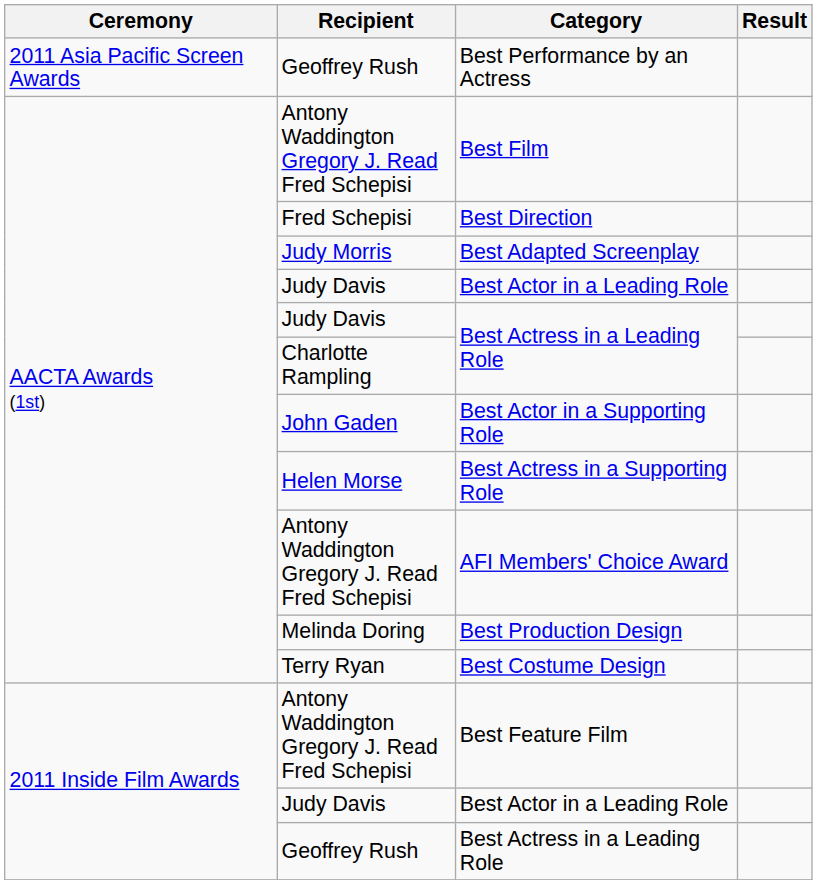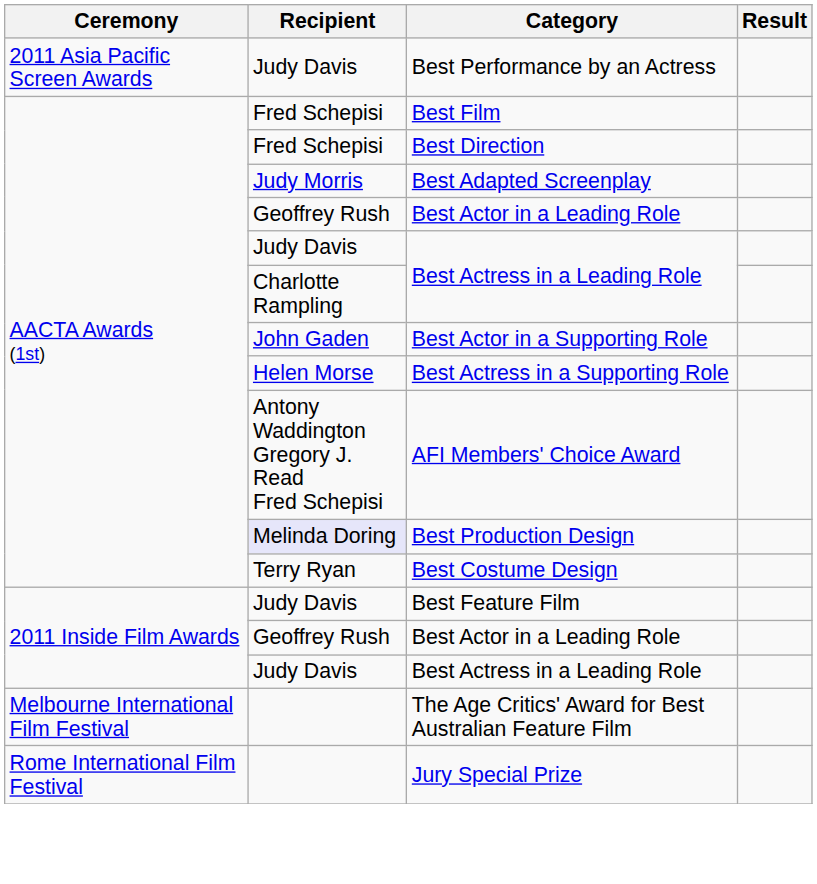(350, 67) Geoffrey Rush -> (305, 67) Judy Davis
(360, 148) Antony Waddington Gregory J. Read Fred Schepisi -> (318, 112) Fred Schepisi
(334, 285) Judy Davis -> (321, 214) Geoffrey Rush
(353, 632) no background -> (325, 536) lavender background
(360, 735) Antony Waddington Gregory J. Read Fred Schepisi -> (305, 603) Judy Davis
(334, 805) Judy Davis -> (321, 637) Geoffrey Rush
(350, 850) Geoffrey Rush -> (305, 671) Judy Davis
+ row: (121, 716)
+ row: (123, 774)
